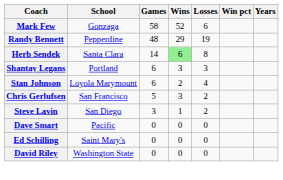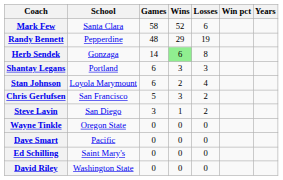(103, 26) Gonzaga -> (103, 26) Santa Clara
(103, 54) Santa Clara -> (103, 54) Gonzaga
+ row: (36, 126)
